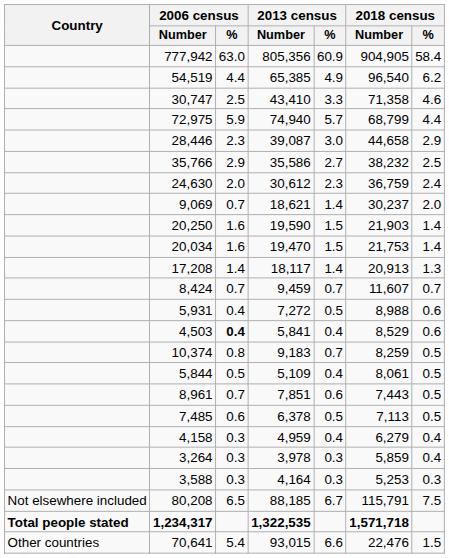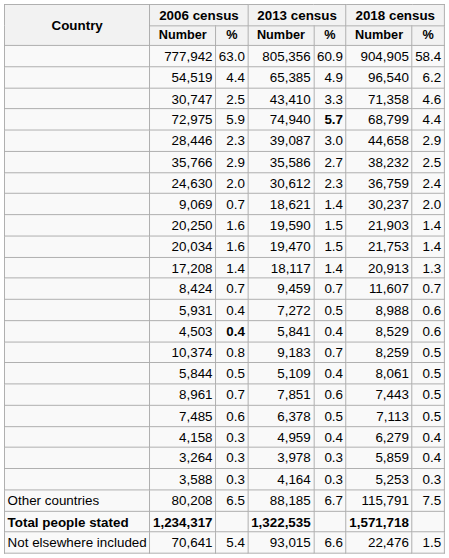(334, 120) normal -> (334, 120) bold
(77, 501) Not elsewhere included -> (53, 501) Other countries
(53, 543) Other countries -> (77, 543) Not elsewhere included
